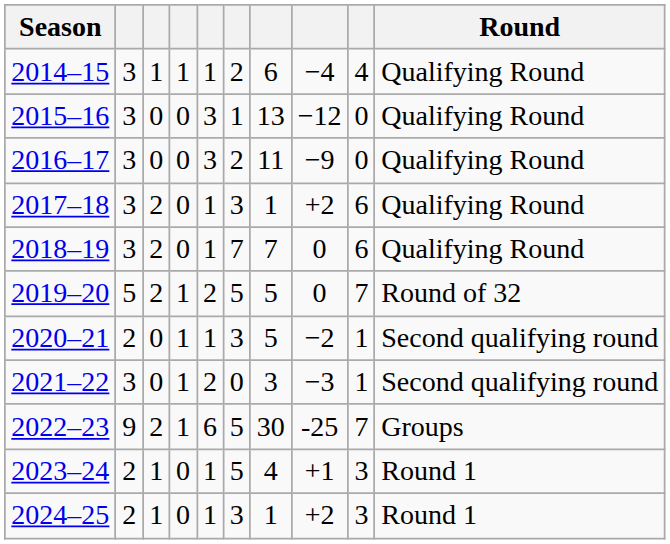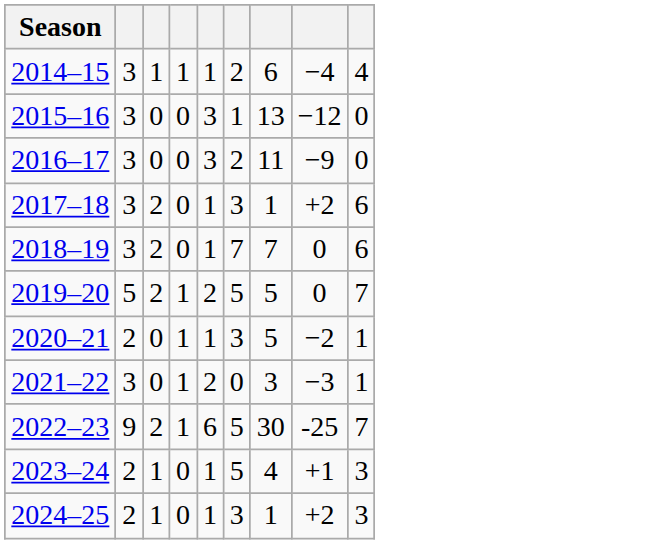- column: (520, 26)
